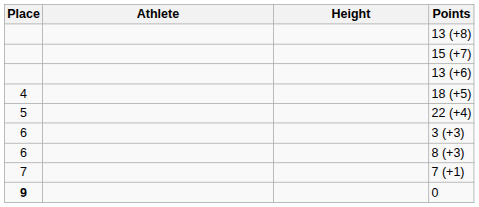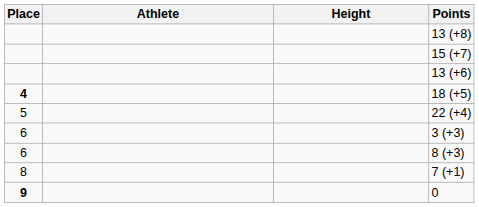(24, 93) normal -> (24, 93) bold
(24, 172) 7 -> (24, 172) 8
